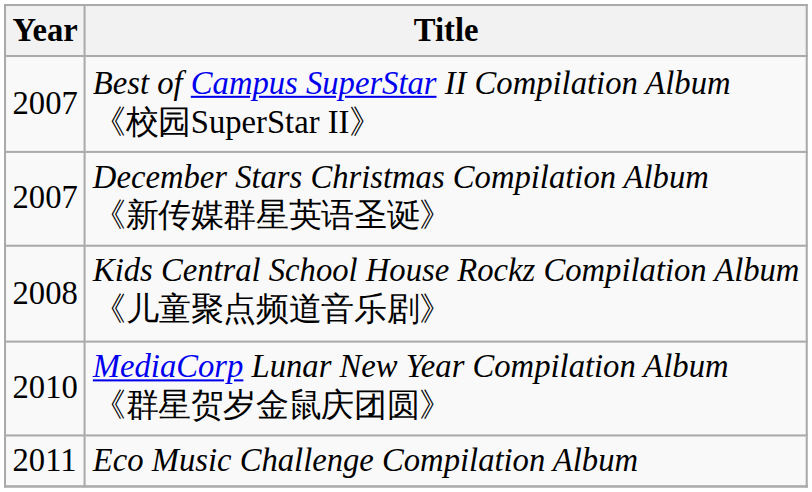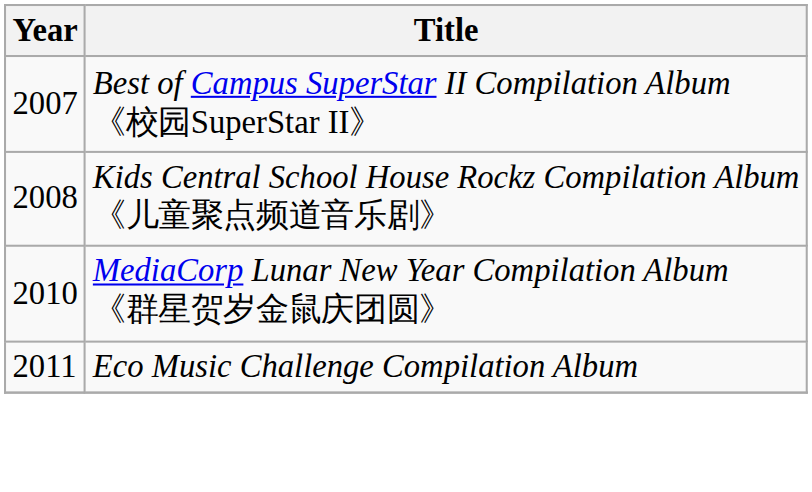- row: (401, 196)
